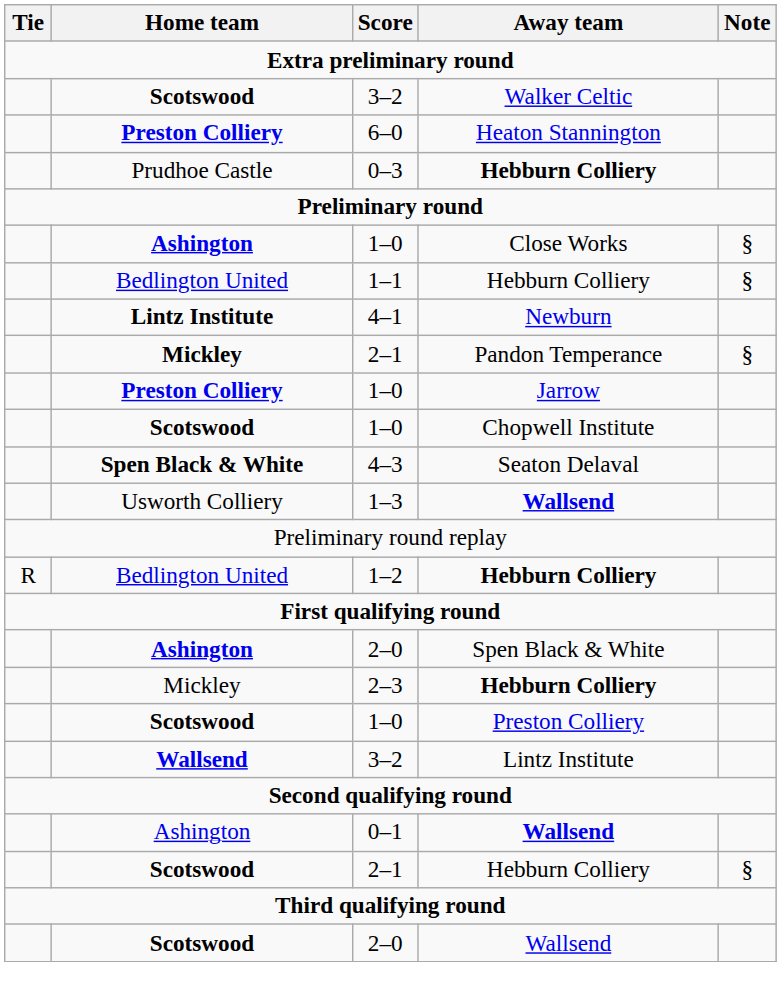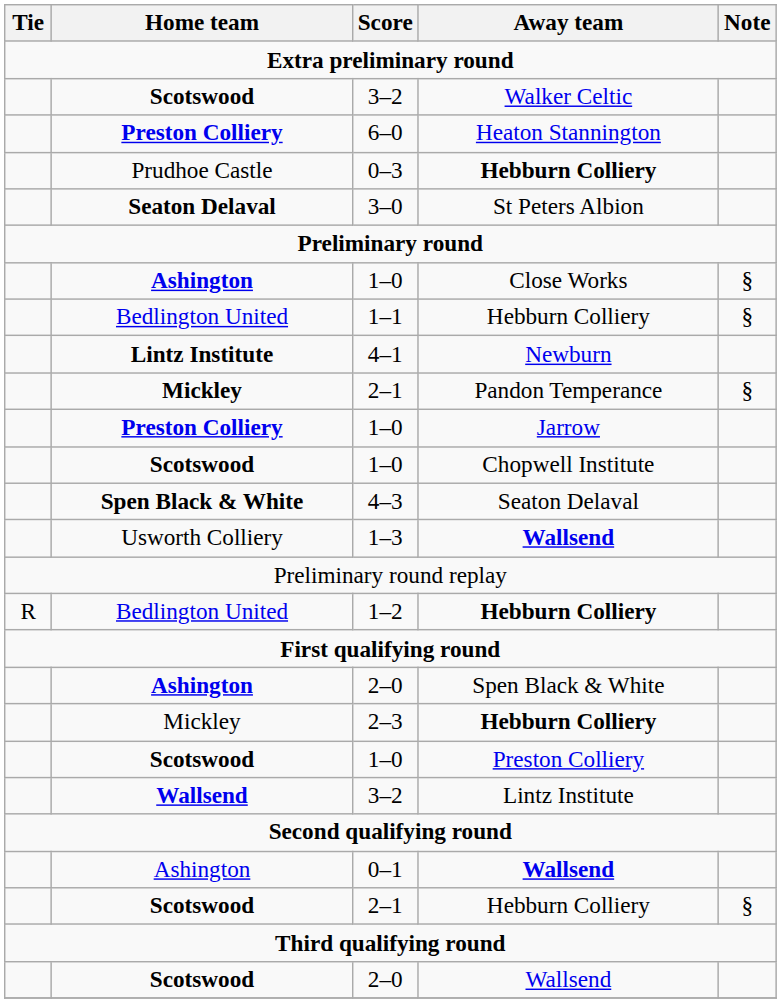+ row: (385, 206)
